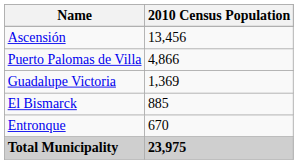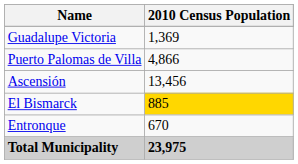rows swapped: (37, 37) <-> (62, 81)
(158, 103) no background -> (158, 103) gold background
